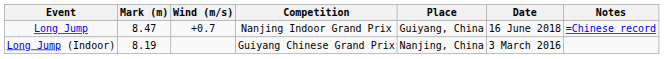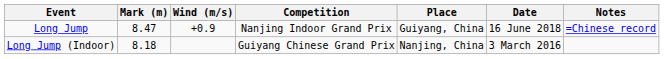(203, 29) +0.7 -> (203, 29) +0.9
(144, 45) 8.19 -> (144, 45) 8.18
